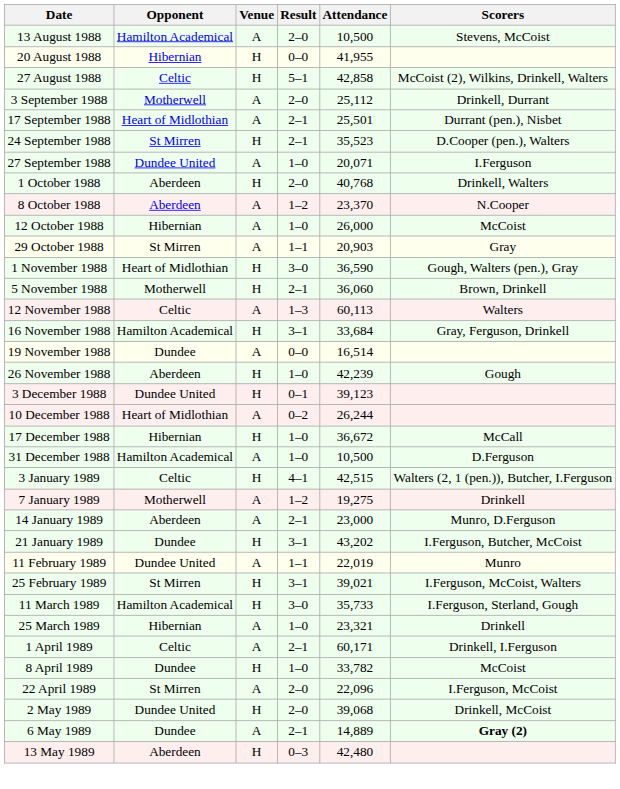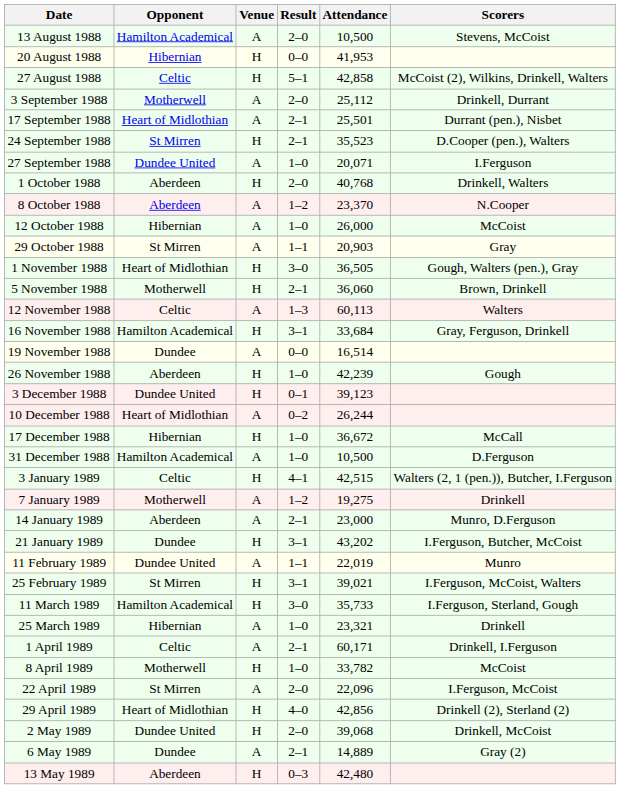(355, 57) 41,955 -> (355, 57) 41,953
(355, 267) 36,590 -> (355, 267) 36,505
(175, 667) Dundee -> (175, 667) Motherwell
+ row: (59, 710)
(503, 731) bold -> (503, 752) normal
